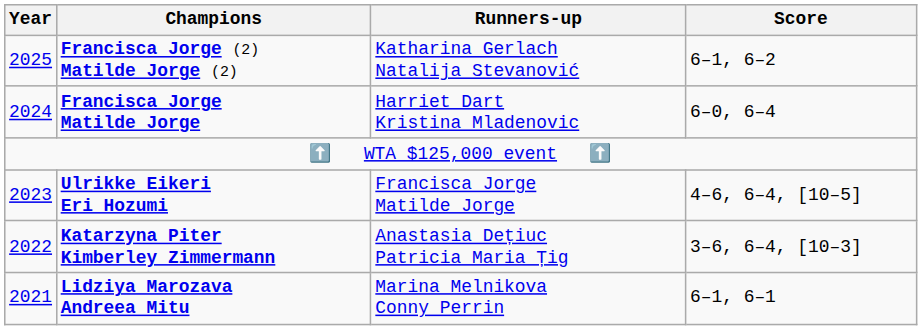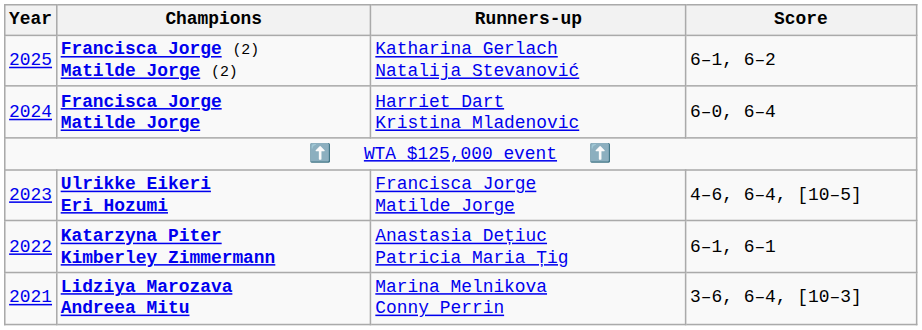(776, 246) 3–6, 6–4, [10–3] -> (733, 246) 6–1, 6–1
(733, 298) 6–1, 6–1 -> (776, 298) 3–6, 6–4, [10–3]
